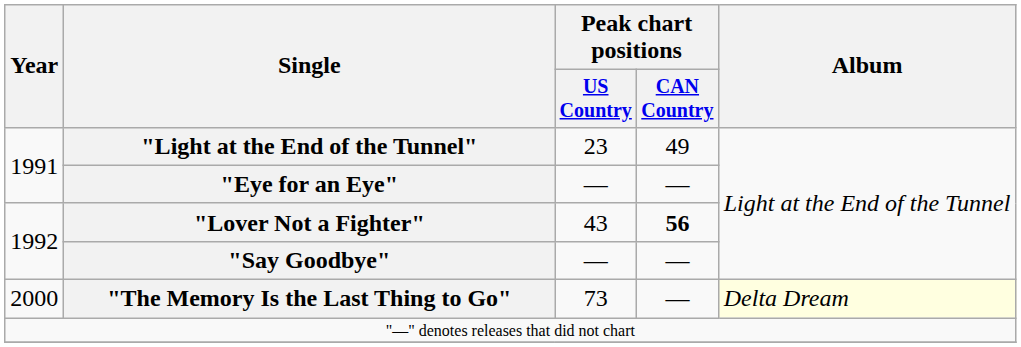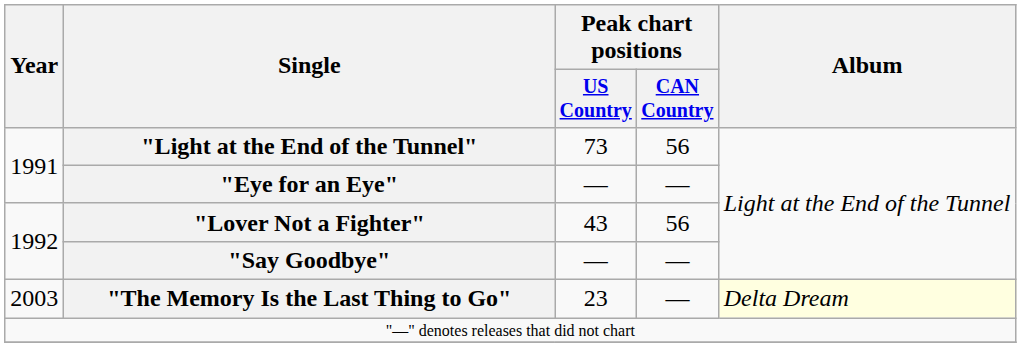(596, 146) 23 -> (596, 146) 73
(677, 146) 49 -> (677, 146) 56
(677, 222) bold -> (677, 222) normal
(34, 298) 2000 -> (34, 298) 2003
(596, 298) 73 -> (596, 298) 23
